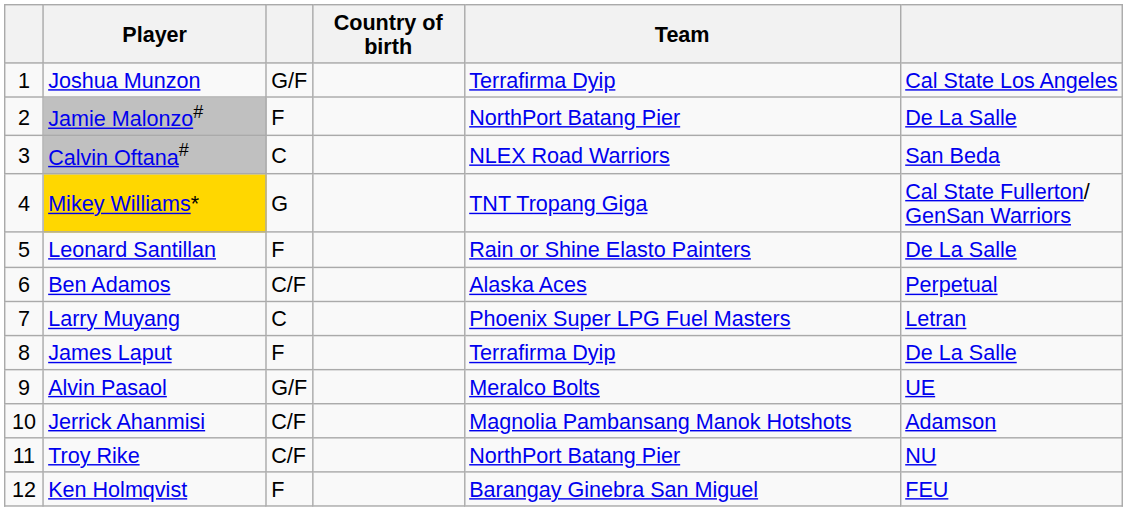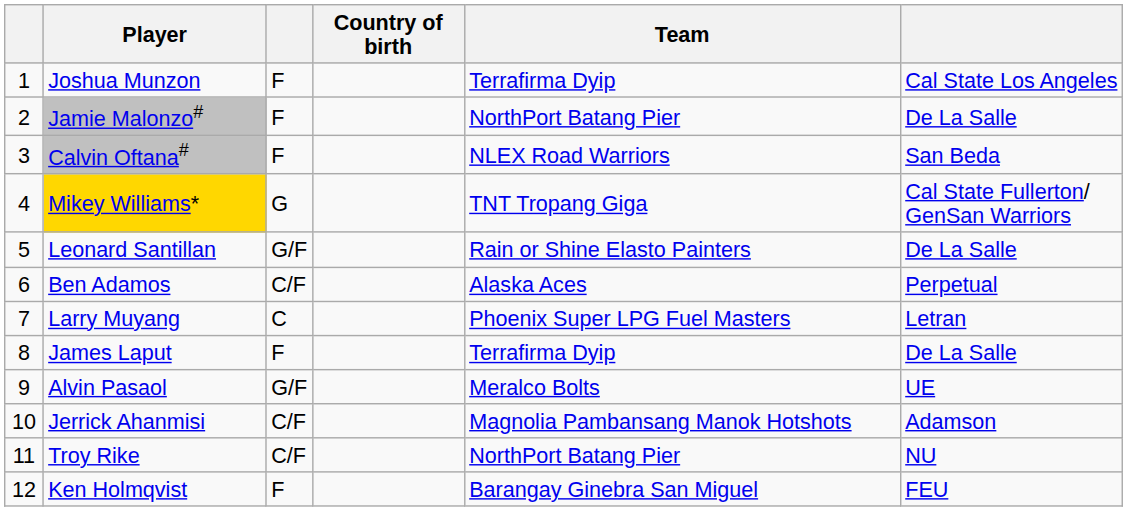(289, 80) G/F -> (278, 80) F
(279, 155) C -> (278, 155) F
(278, 250) F -> (289, 250) G/F
